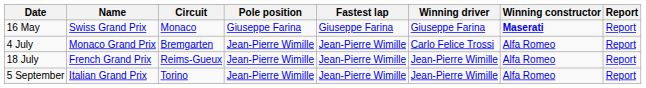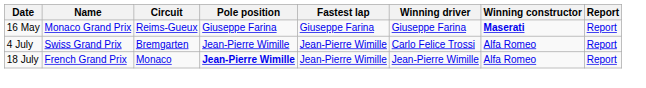(108, 28) Swiss Grand Prix -> (88, 28) Monaco Grand Prix
(178, 28) Monaco -> (167, 28) Reims-Gueux
(112, 44) Monaco Grand Prix -> (83, 44) Swiss Grand Prix
(191, 59) Reims-Gueux -> (154, 59) Monaco
(270, 59) normal -> (249, 59) bold
- row: (36, 75)
